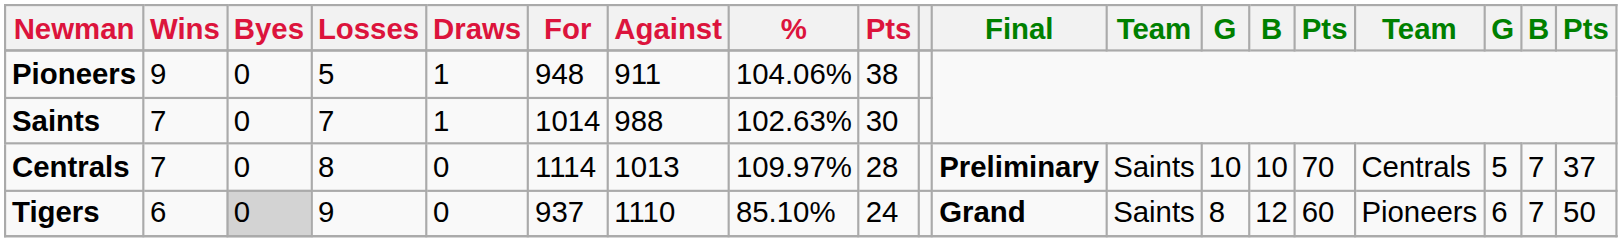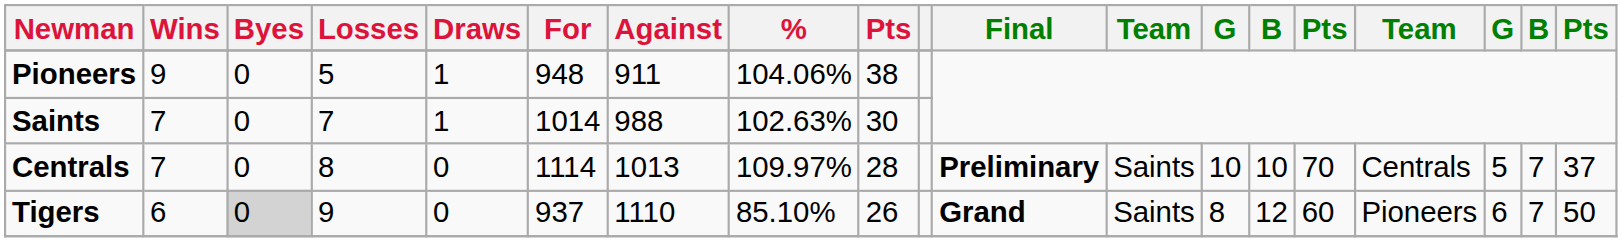(882, 213) 24 -> (882, 213) 26
